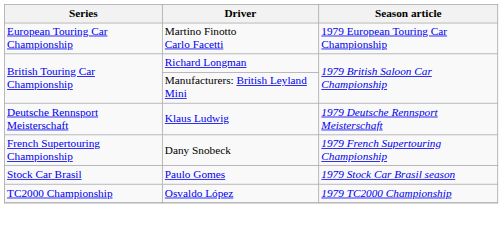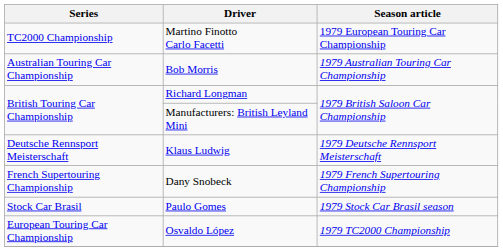(57, 38) European Touring Car Championship -> (60, 38) TC2000 Championship
+ row: (192, 69)
(60, 193) TC2000 Championship -> (57, 231) European Touring Car Championship
